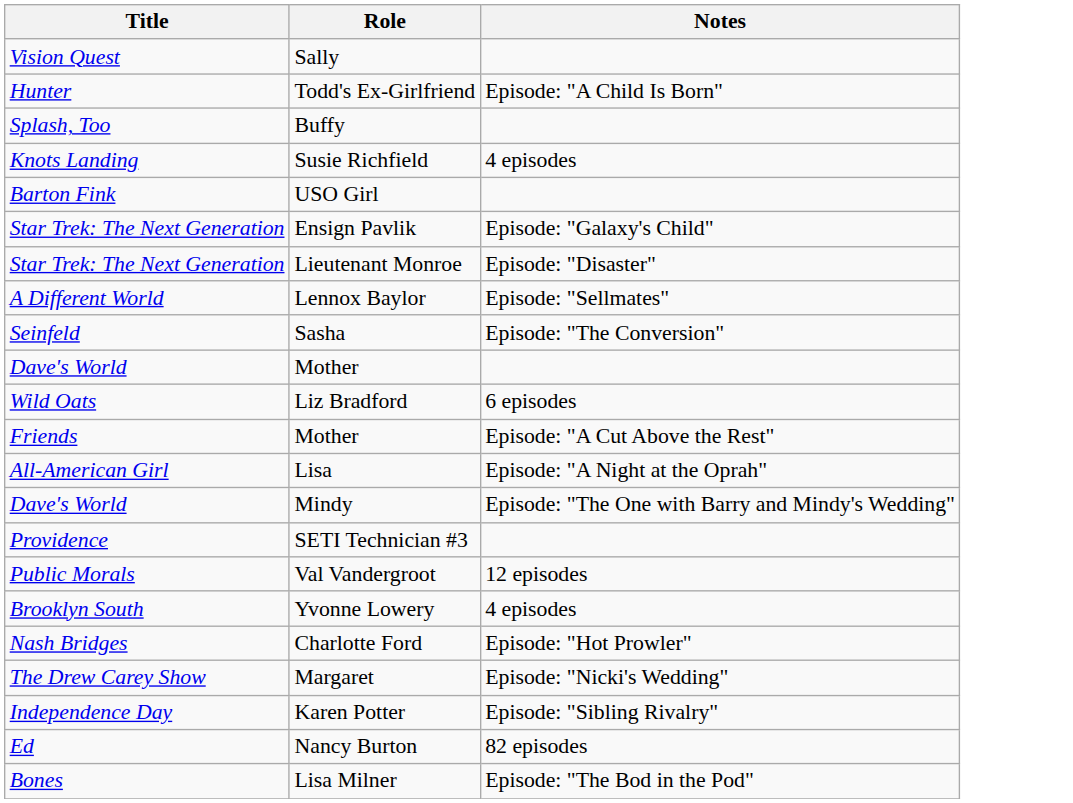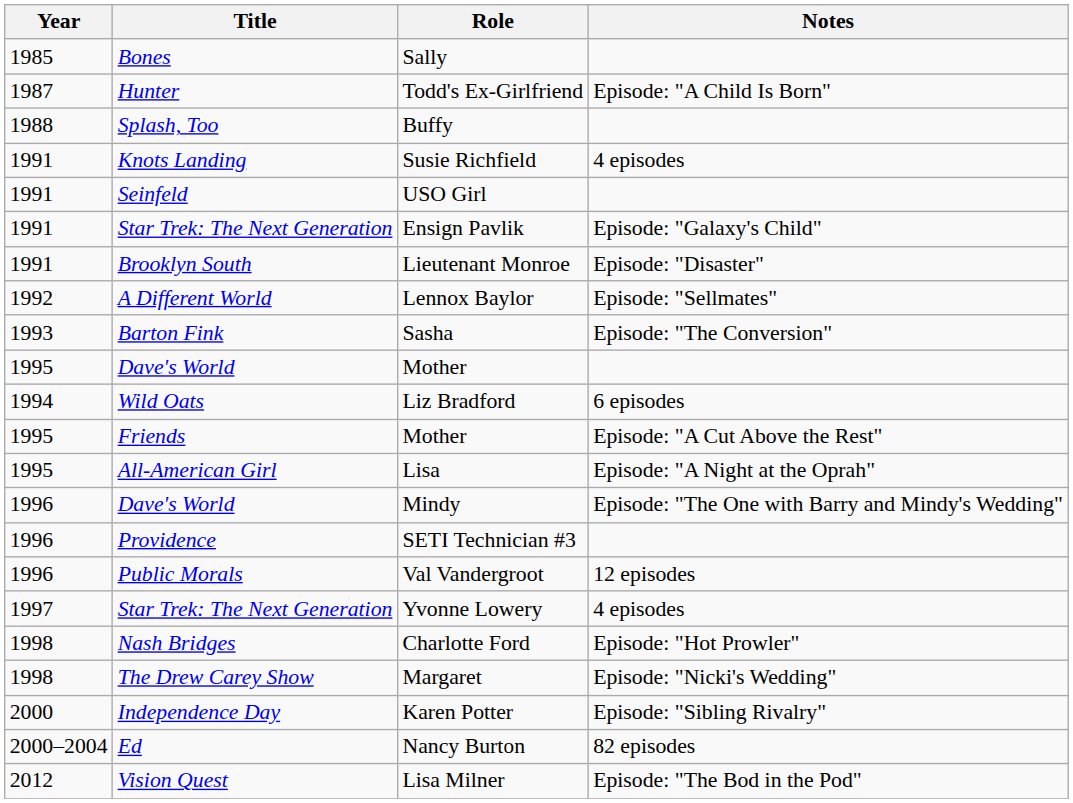+ column: (59, 21)
(65, 56) Vision Quest -> (144, 56) Bones
(63, 194) Barton Fink -> (153, 194) Seinfeld
(147, 263) Star Trek: The Next Generation -> (185, 263) Brooklyn South
(45, 332) Seinfeld -> (171, 332) Barton Fink
(77, 608) Brooklyn South -> (255, 608) Star Trek: The Next Generation
(36, 780) Bones -> (173, 780) Vision Quest
